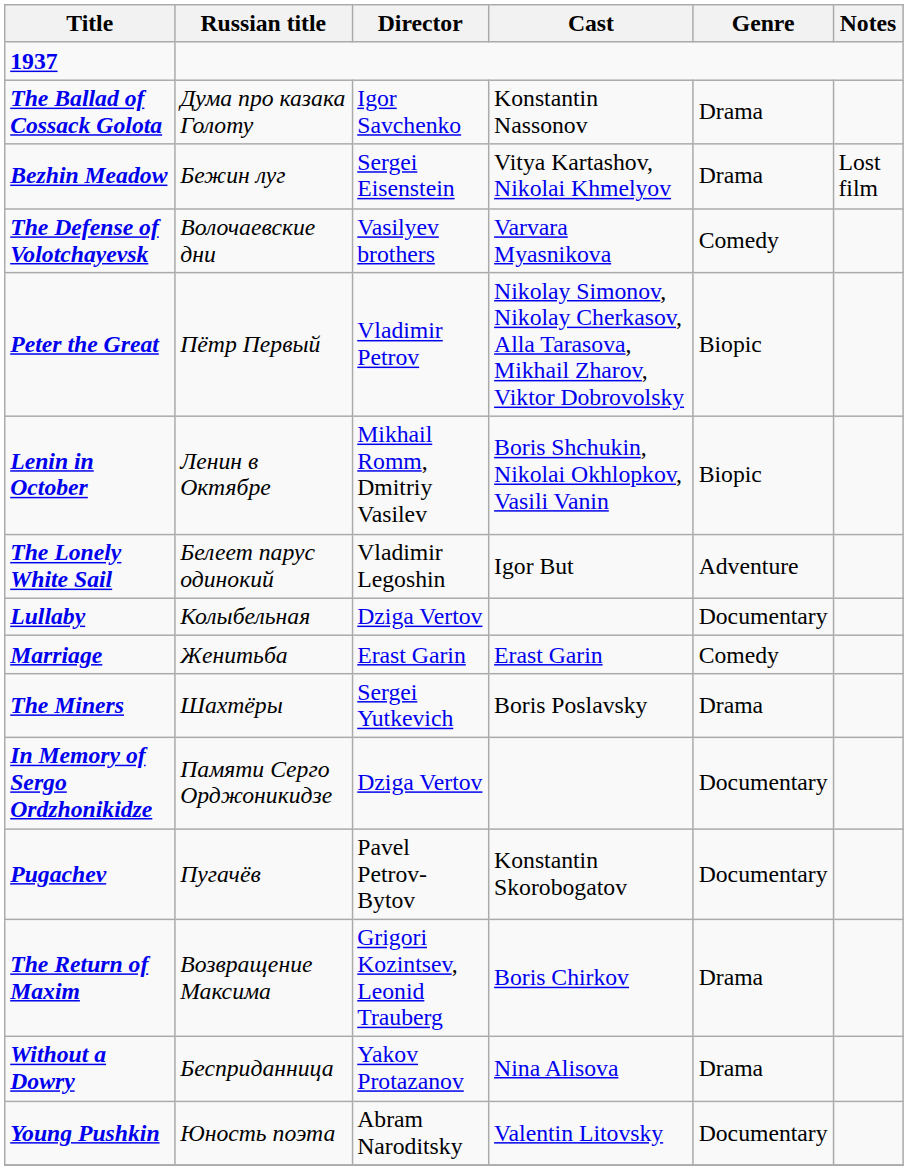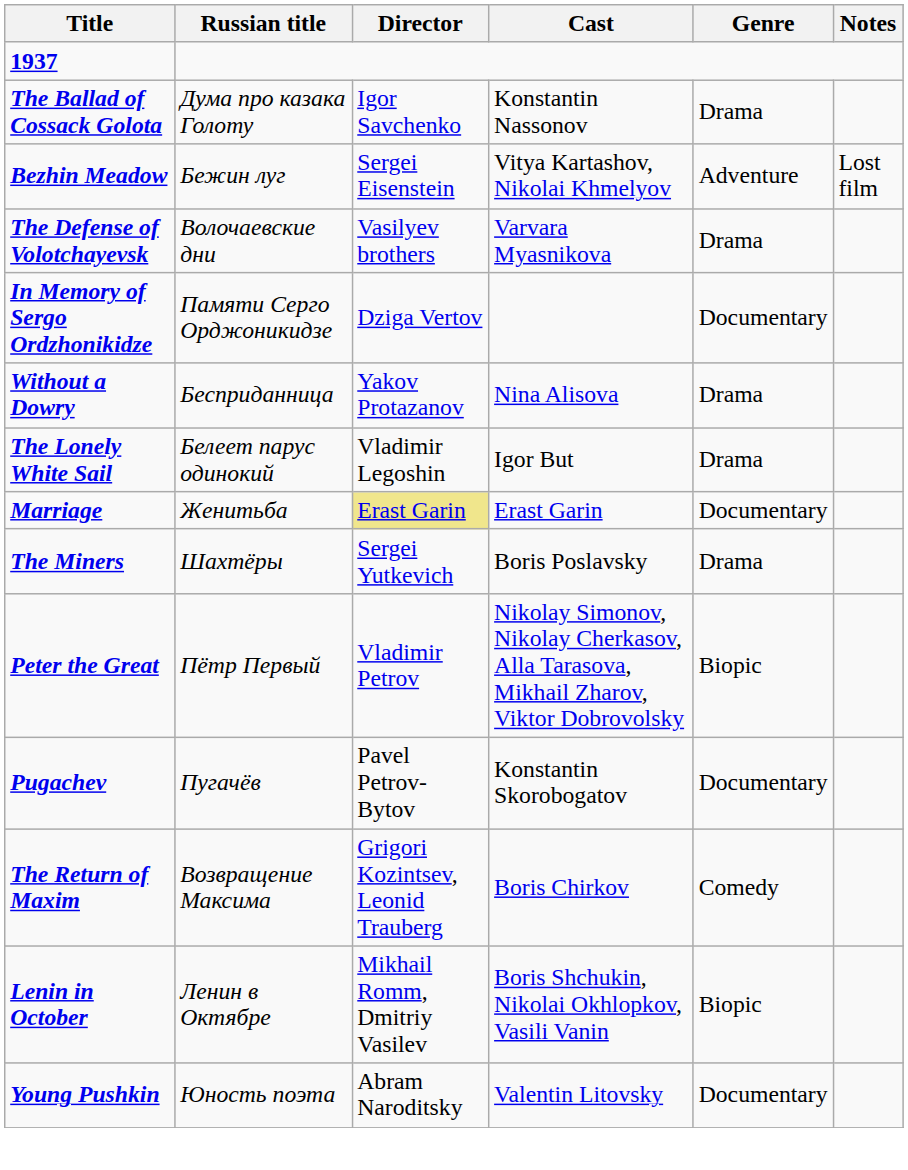(731, 175) Drama -> (749, 175) Adventure
(739, 240) Comedy -> (731, 240) Drama
rows swapped: (81, 782) <-> (85, 344)
rows swapped: (52, 475) <-> (58, 1068)
(749, 565) Adventure -> (731, 459) Drama
- row: (48, 616)
(412, 654) no background -> (412, 510) khaki background
(739, 654) Comedy -> (763, 510) Documentary
(731, 977) Drama -> (739, 886) Comedy
